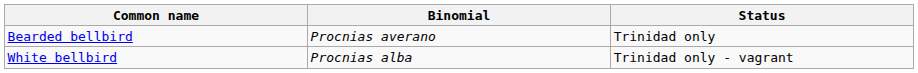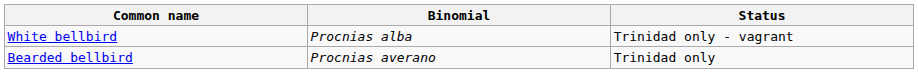rows swapped: (62, 57) <-> (70, 36)
